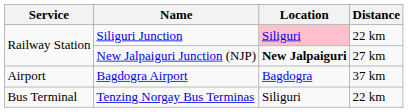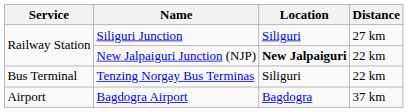(281, 35) pink background -> (281, 35) no background
(369, 35) 22 km -> (369, 35) 27 km
(369, 55) 27 km -> (369, 55) 22 km
rows swapped: (142, 76) <-> (175, 96)
